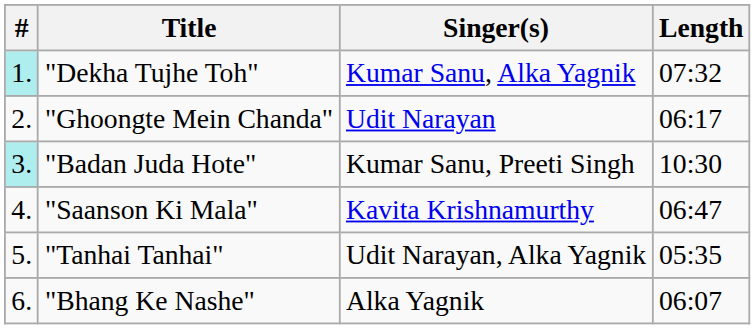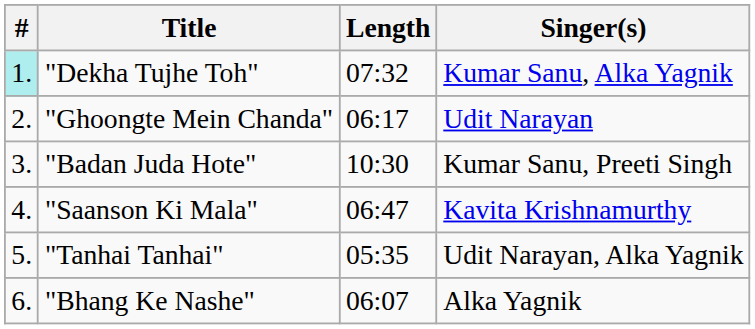columns swapped: (496, 27) <-> (701, 27)
(22, 164) paleturquoise background -> (22, 164) no background
